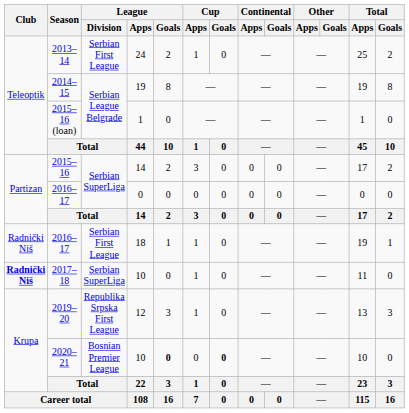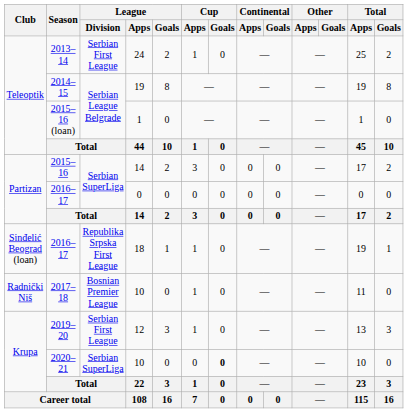(26, 243) Radnički Niš -> (25, 248) Sinđelić Beograd (loan)
(104, 243) Serbian First League -> (103, 248) Republika Srpska First League
(26, 275) bold -> (25, 292) normal
(104, 275) Serbian SuperLiga -> (103, 292) Bosnian Premier League
(104, 313) Republika Srpska First League -> (103, 330) Serbian First League
(104, 357) Bosnian Premier League -> (103, 362) Serbian SuperLiga
(168, 357) bold -> (167, 362) normal
